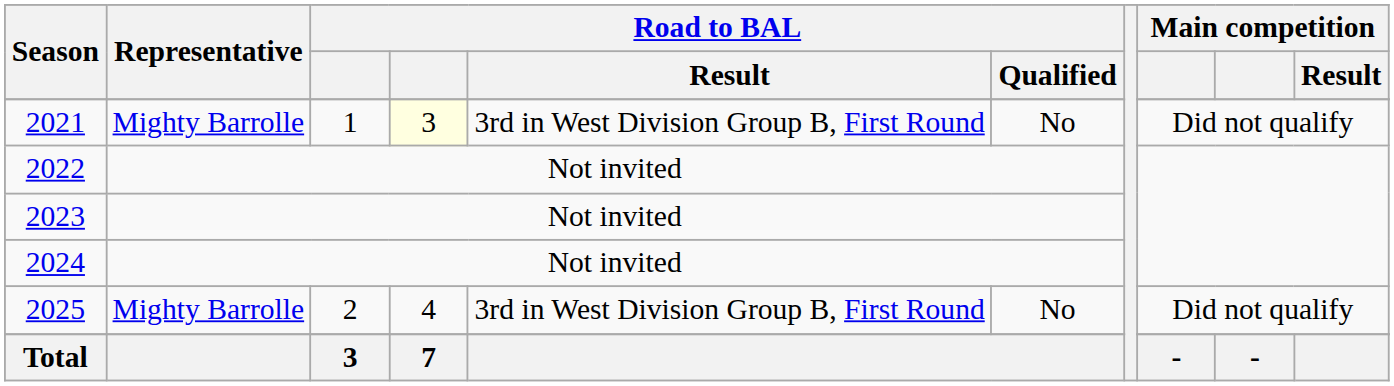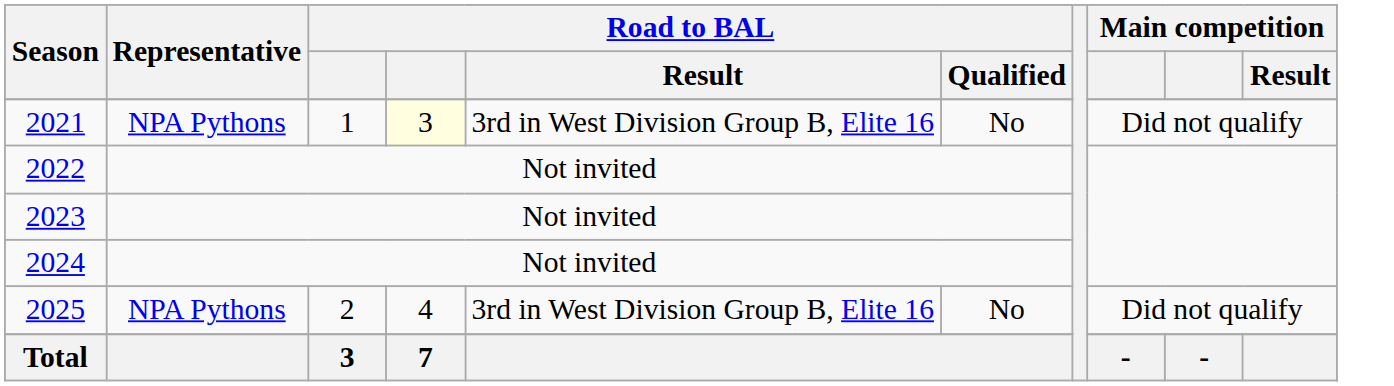(208, 121) Mighty Barrolle -> (207, 121) NPA Pythons
(730, 121) 3rd in West Division Group B, First Round -> (703, 121) 3rd in West Division Group B, Elite 16
(208, 309) Mighty Barrolle -> (207, 309) NPA Pythons
(730, 309) 3rd in West Division Group B, First Round -> (703, 309) 3rd in West Division Group B, Elite 16
